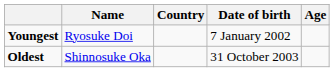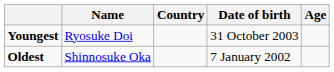(250, 35) 7 January 2002 -> (254, 35) 31 October 2003
(254, 56) 31 October 2003 -> (250, 56) 7 January 2002
